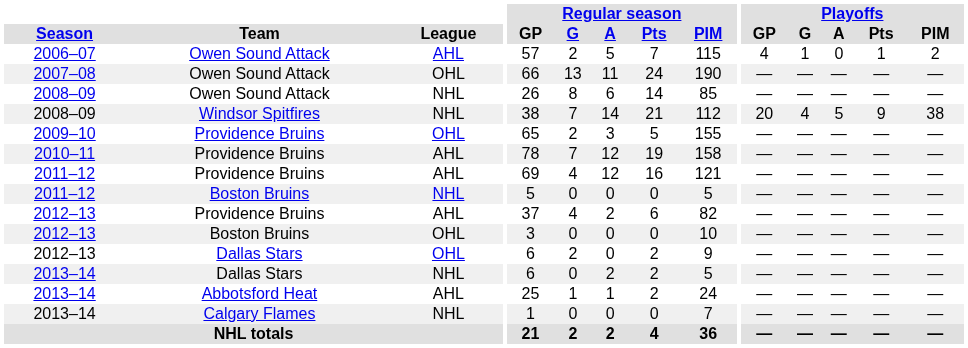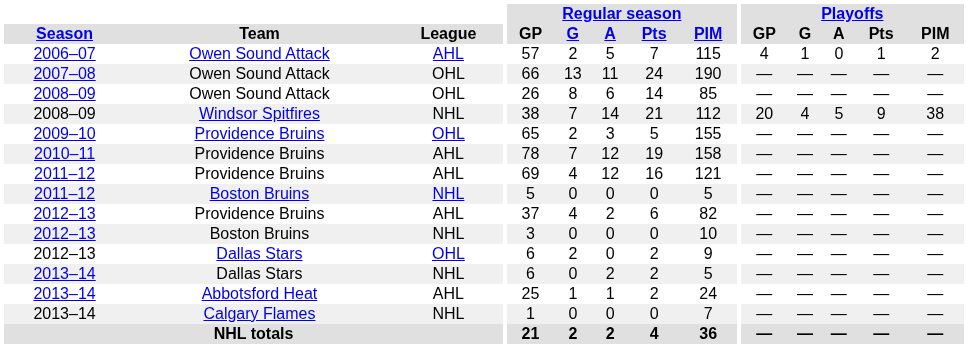(448, 94) NHL -> (448, 94) OHL
(448, 234) OHL -> (448, 234) NHL
